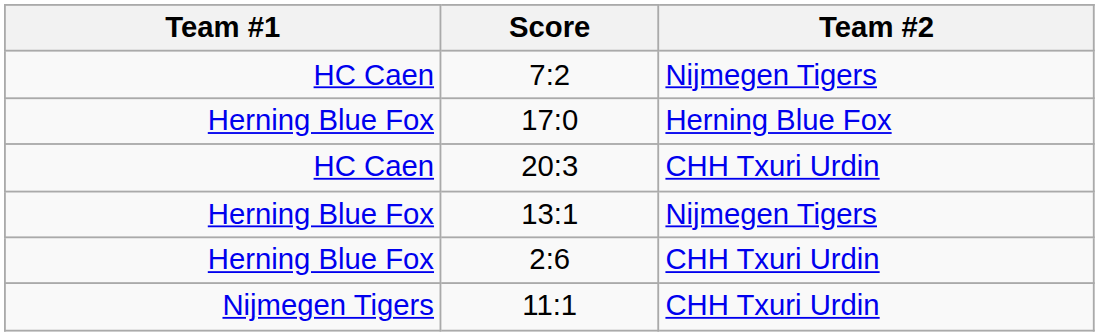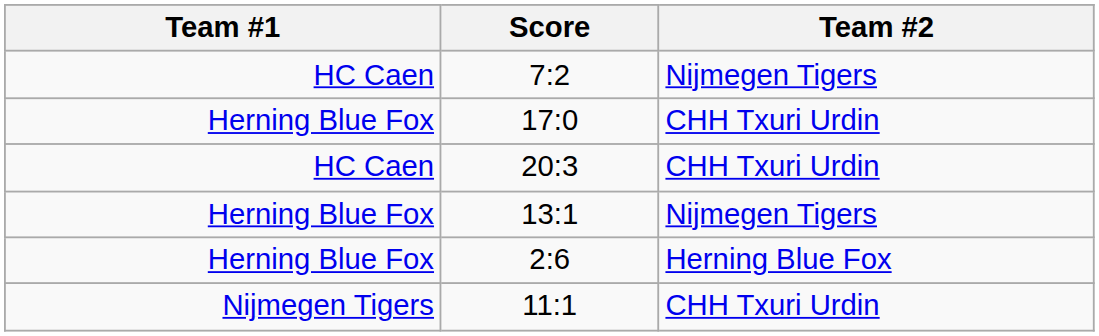(779, 120) Herning Blue Fox -> (773, 120) CHH Txuri Urdin
(773, 259) CHH Txuri Urdin -> (779, 259) Herning Blue Fox
